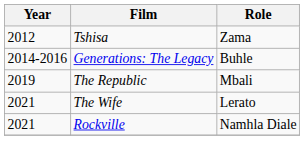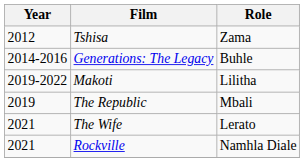+ row: (93, 80)
